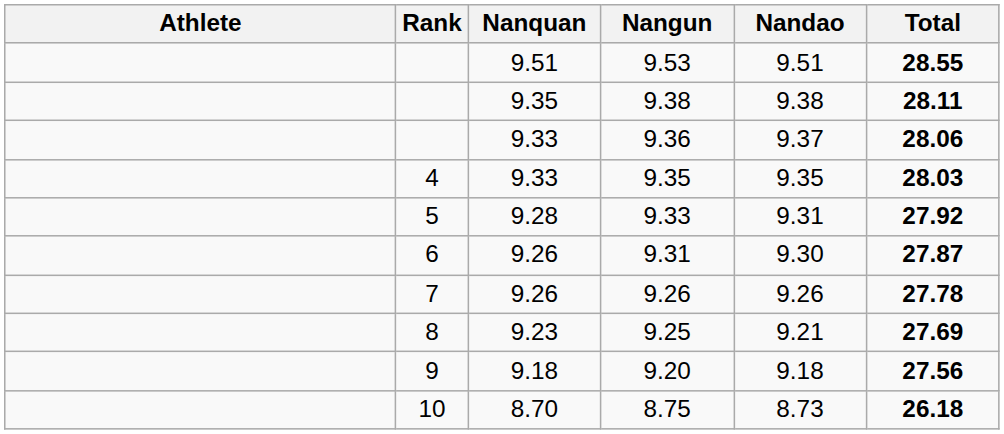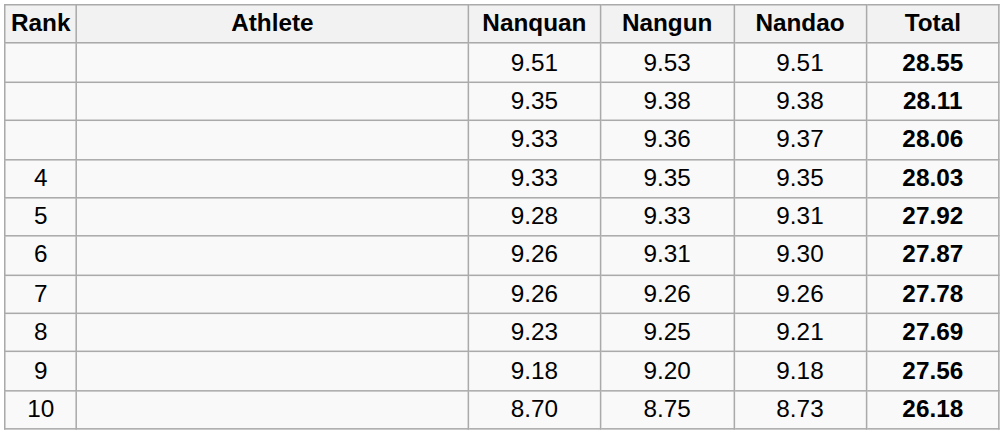columns swapped: (432, 23) <-> (200, 23)
